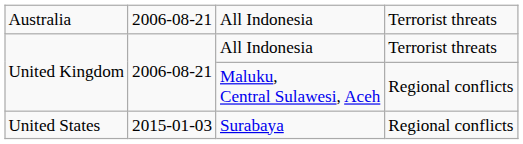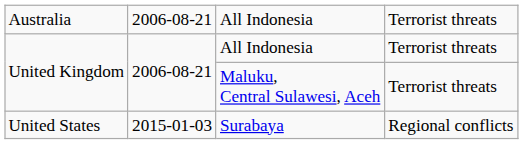(451, 86) Regional conflicts -> (443, 86) Terrorist threats
